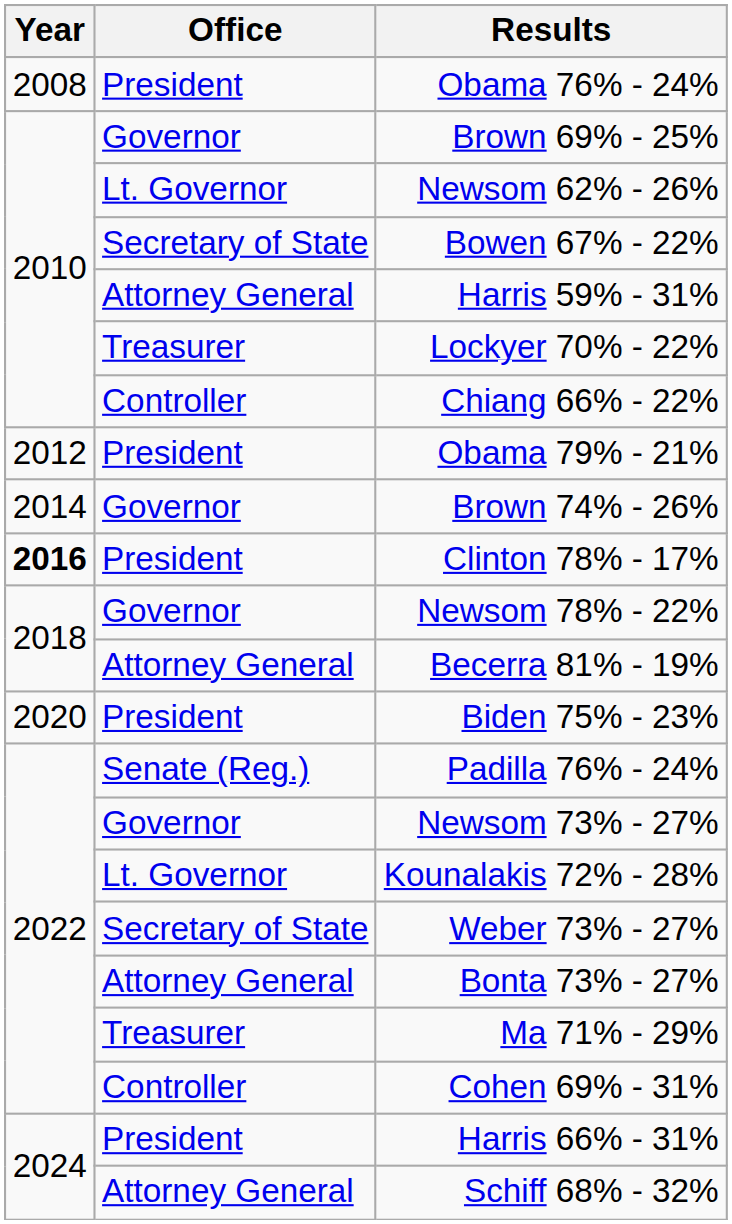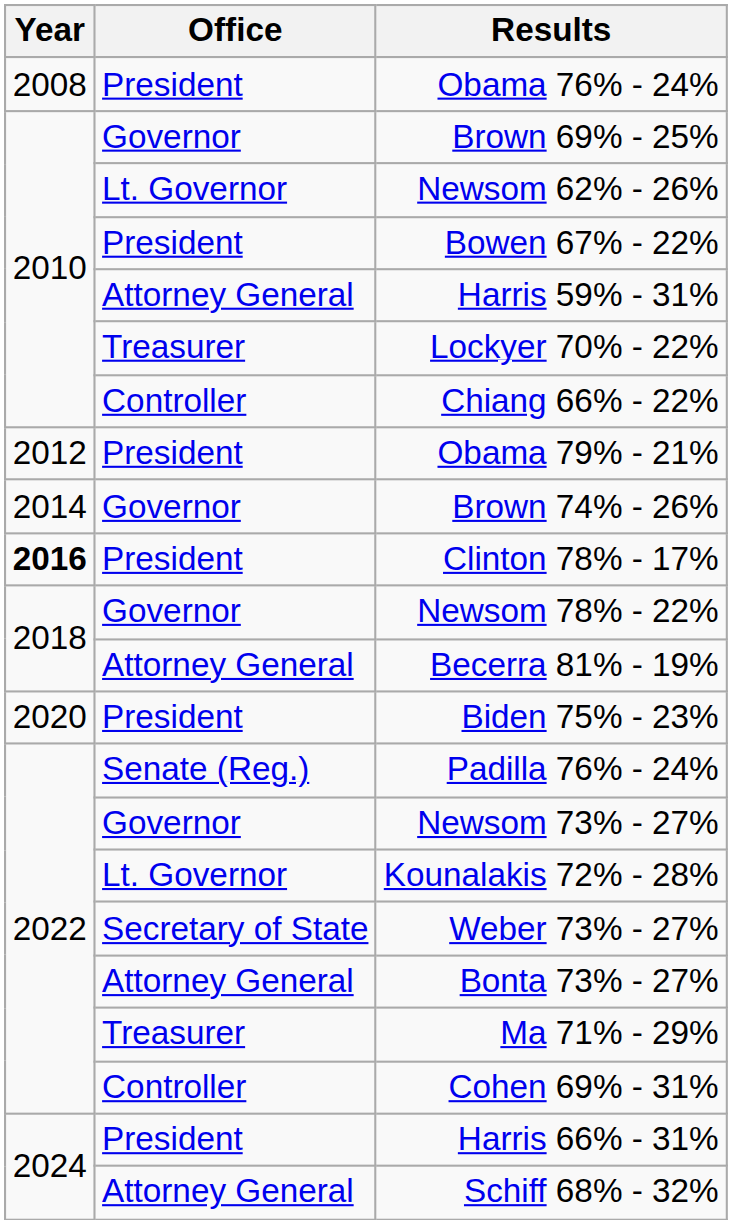(235, 242) Secretary of State -> (172, 242) President
